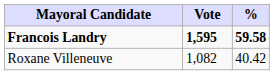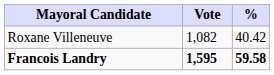rows swapped: (57, 37) <-> (60, 59)
